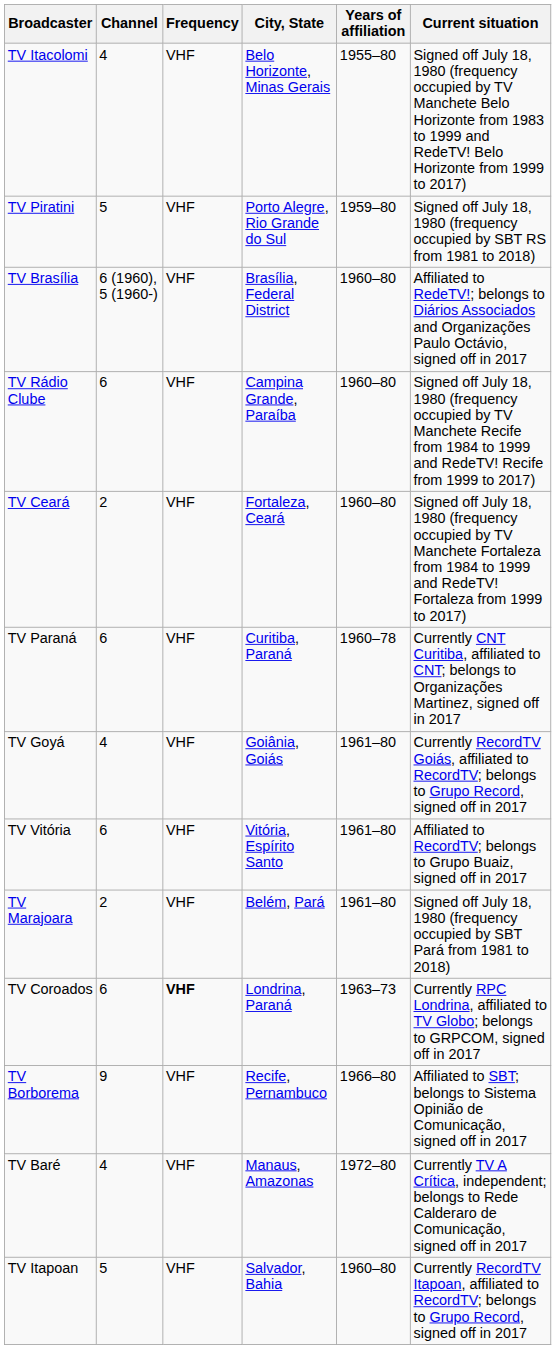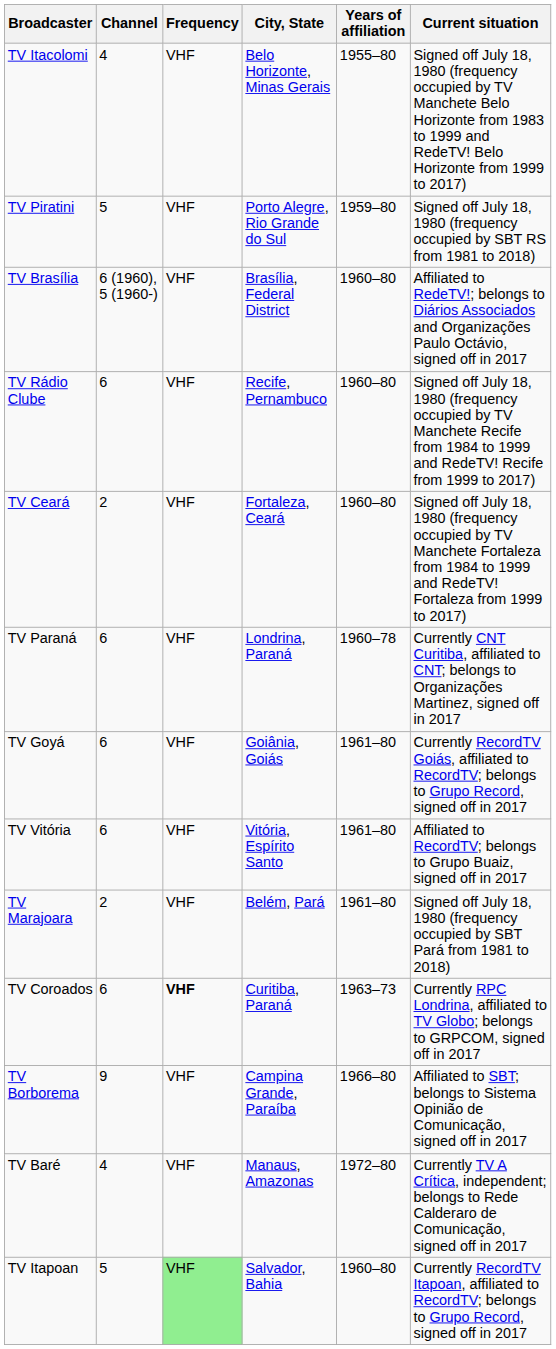(274, 398) Campina Grande, Paraíba -> (286, 390) Recife, Pernambuco
(272, 647) Curitiba, Paraná -> (275, 647) Londrina, Paraná
(103, 742) 4 -> (103, 742) 6
(275, 997) Londrina, Paraná -> (272, 997) Curitiba, Paraná
(286, 1085) Recife, Pernambuco -> (274, 1093) Campina Grande, Paraíba
(180, 1268) no background -> (180, 1268) lightgreen background
